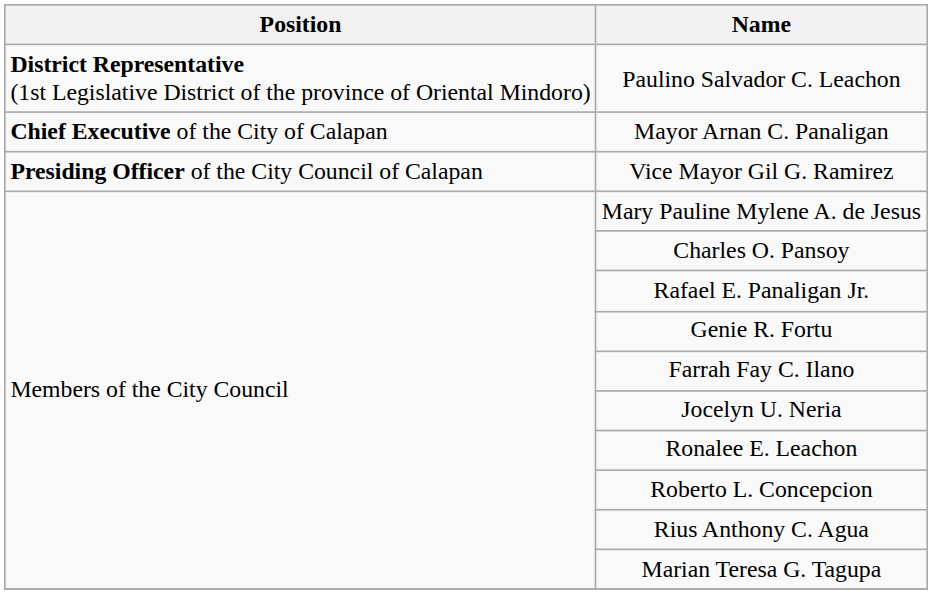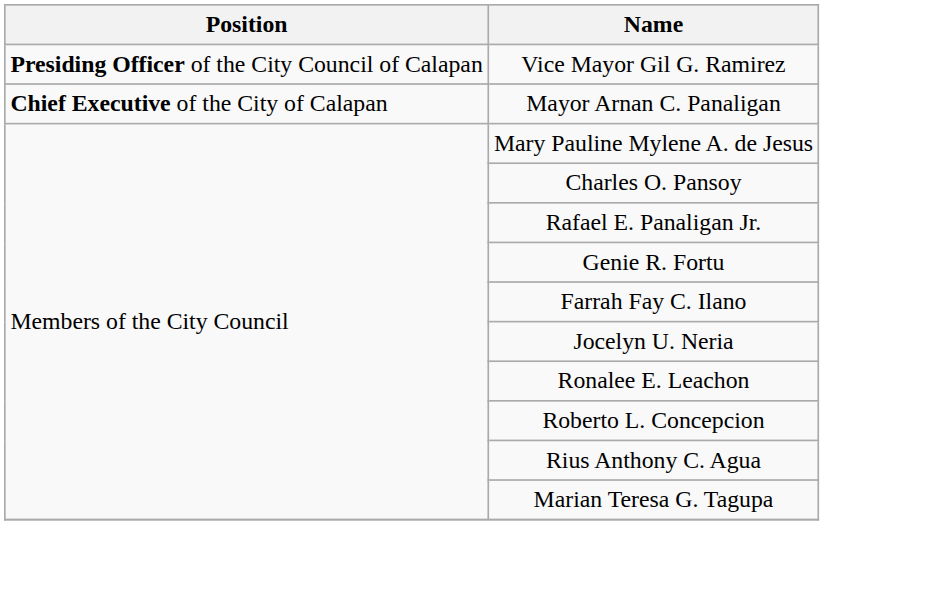- row: (761, 78)
rows swapped: (761, 132) <-> (761, 171)
